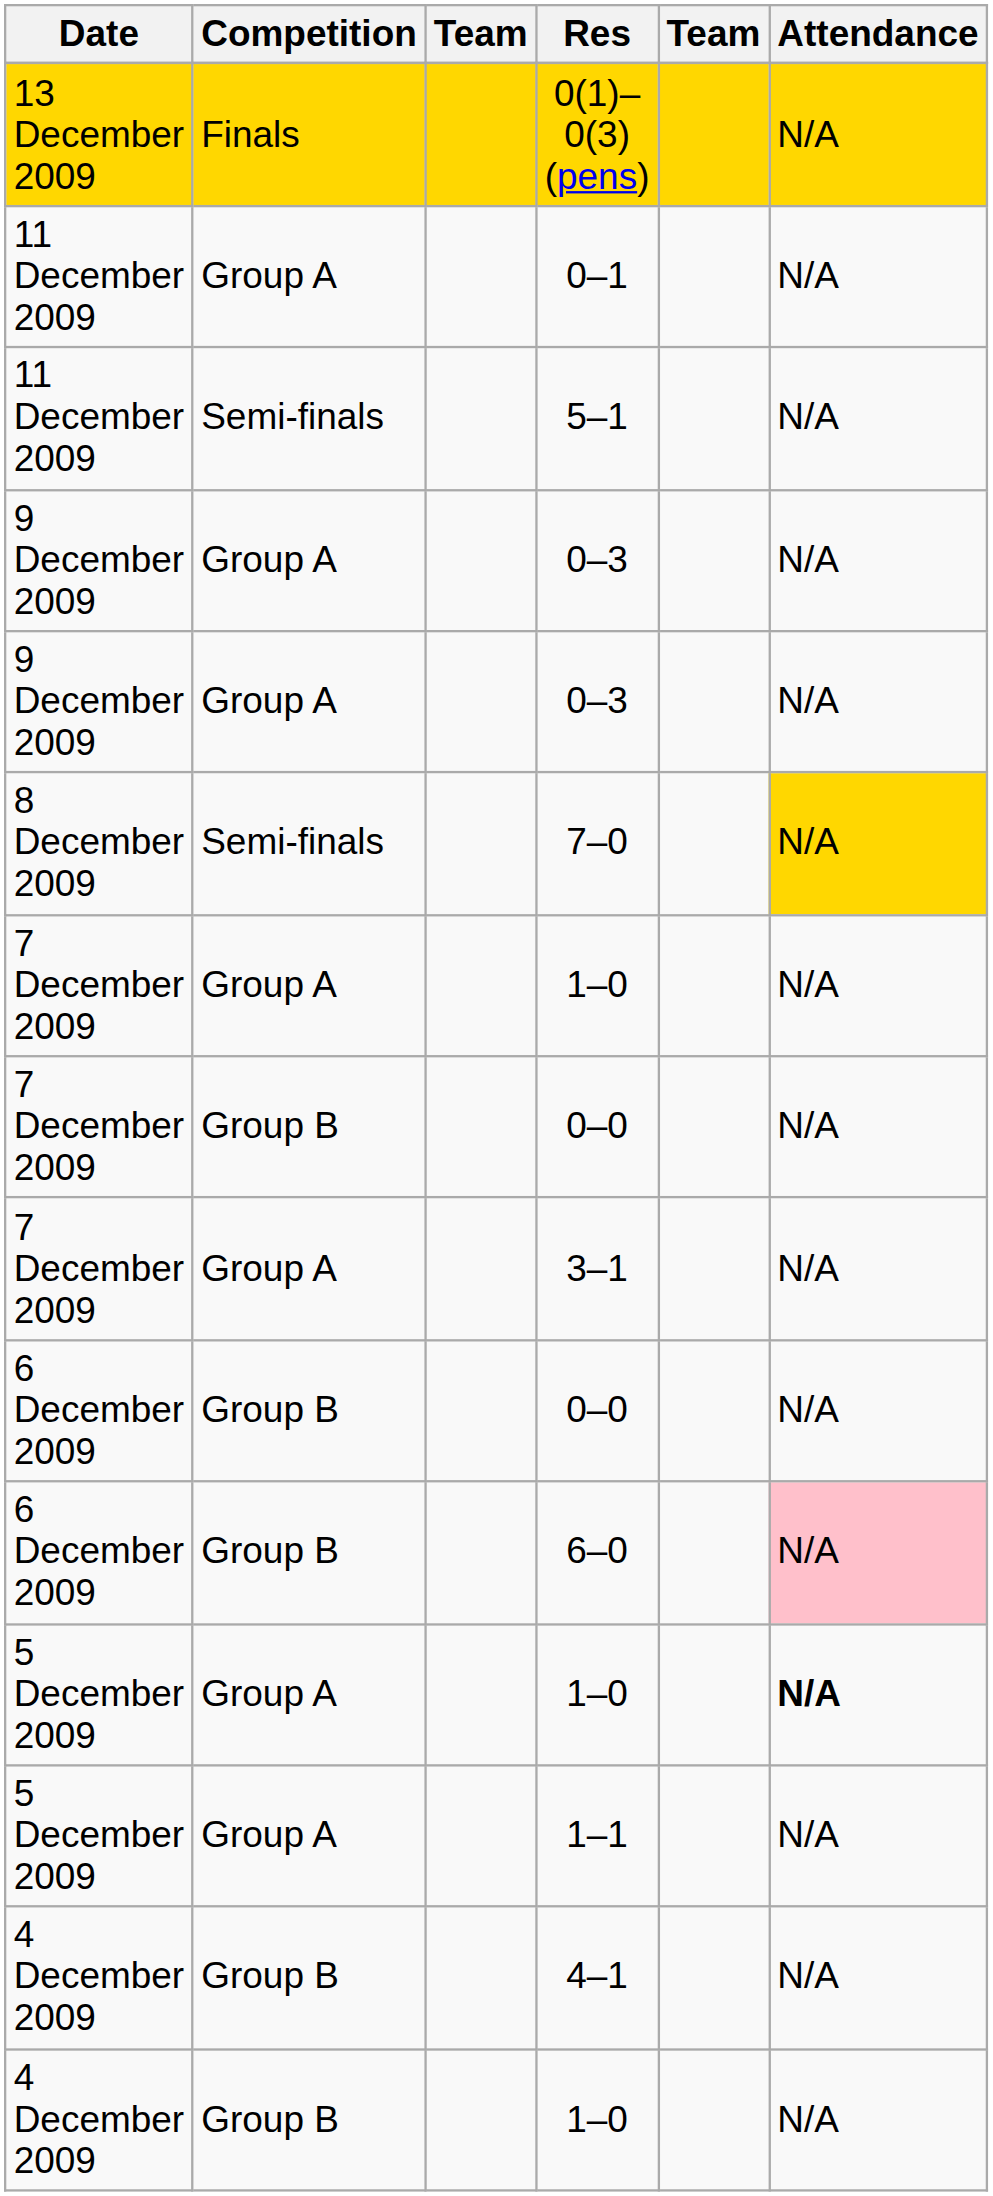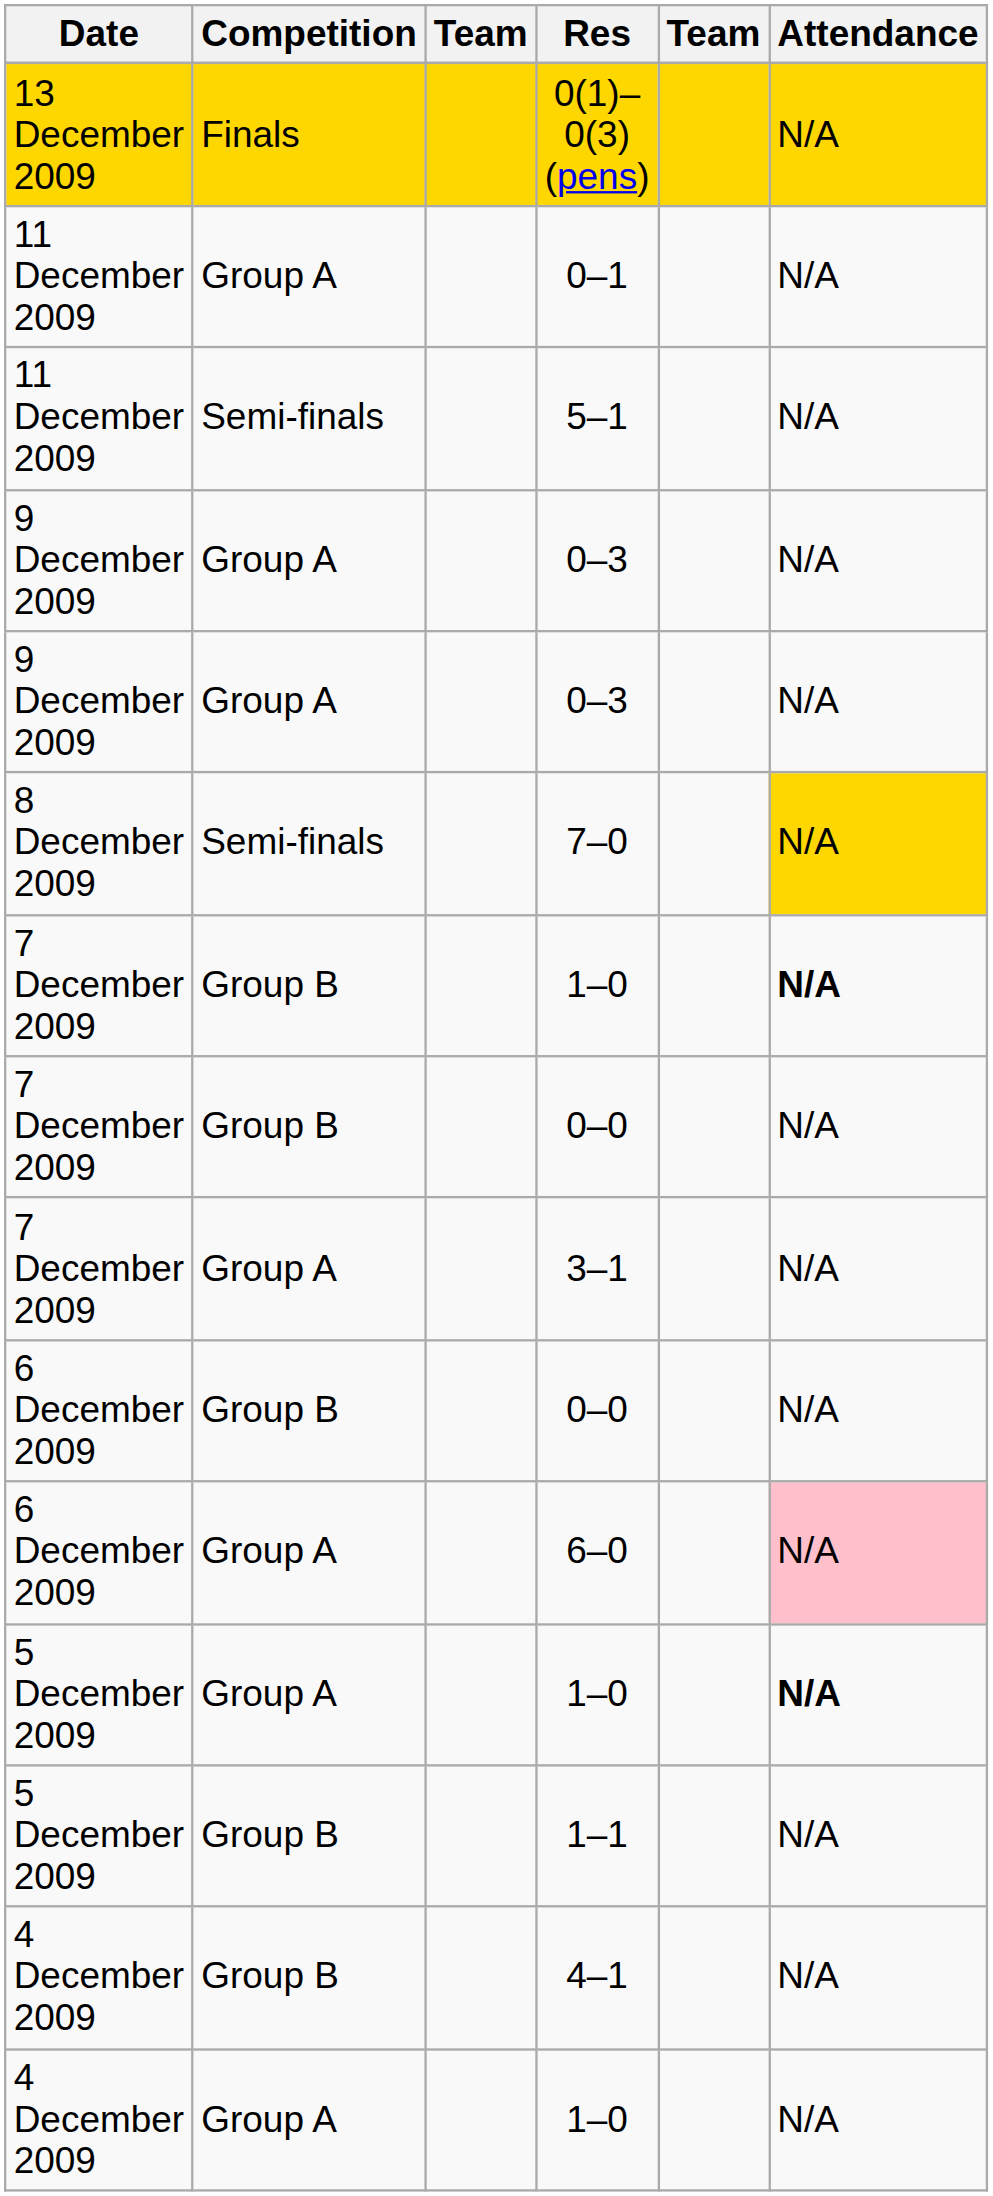(269, 984) Group A -> (270, 984) Group B
(808, 984) normal -> (809, 984) bold
(270, 1551) Group B -> (269, 1551) Group A
(269, 1835) Group A -> (270, 1835) Group B
(270, 2118) Group B -> (269, 2118) Group A
